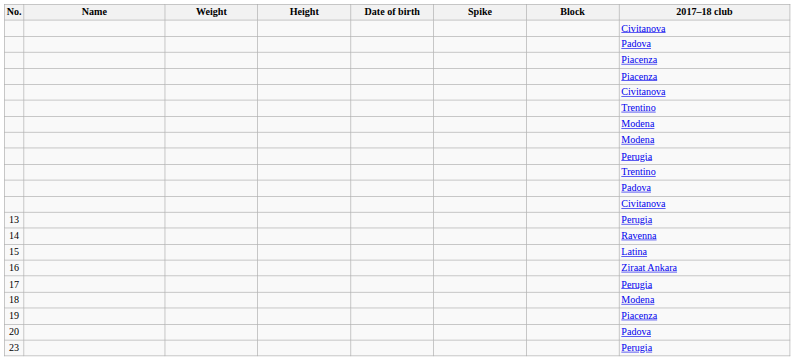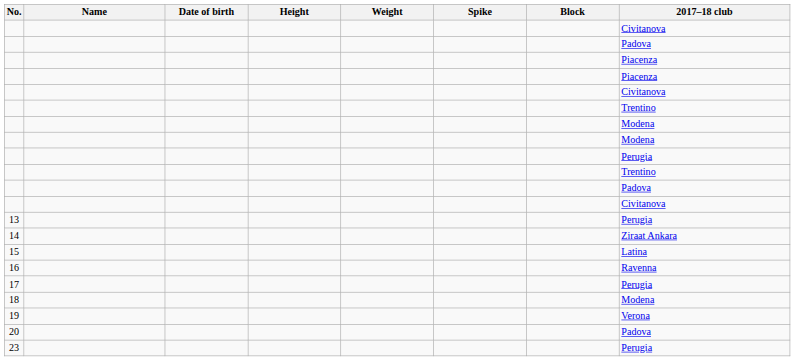columns swapped: (392, 12) <-> (211, 12)
(639, 236) Ravenna -> (649, 236) Ziraat Ankara
(649, 268) Ziraat Ankara -> (639, 268) Ravenna
(639, 316) Piacenza -> (636, 316) Verona
